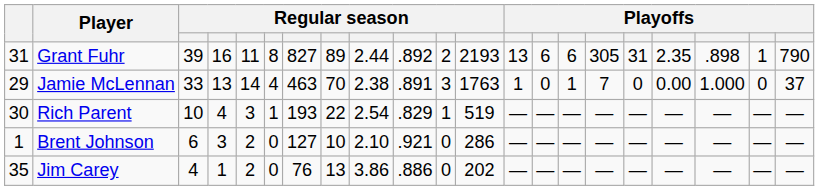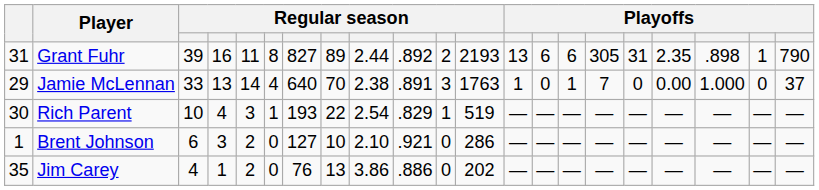(302, 84) 463 -> (302, 84) 640
